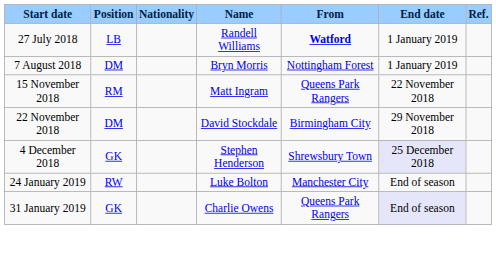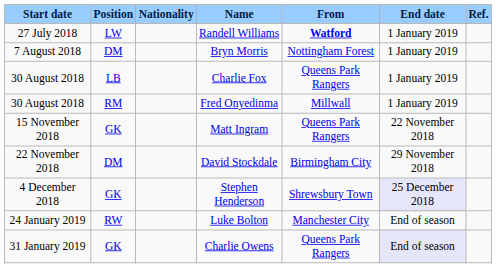(114, 40) LB -> (113, 33) LW
+ row: (239, 78)
+ row: (239, 103)
(114, 91) RM -> (113, 129) GK
